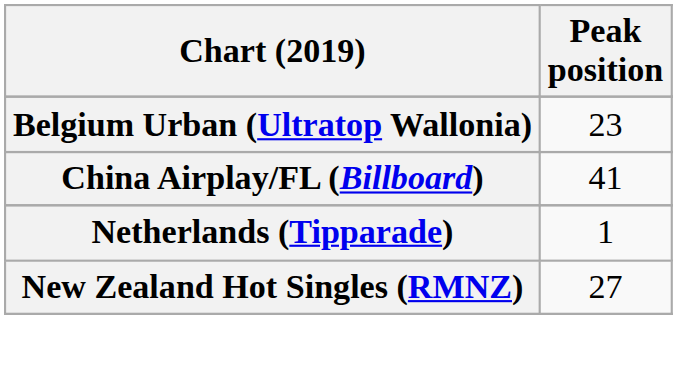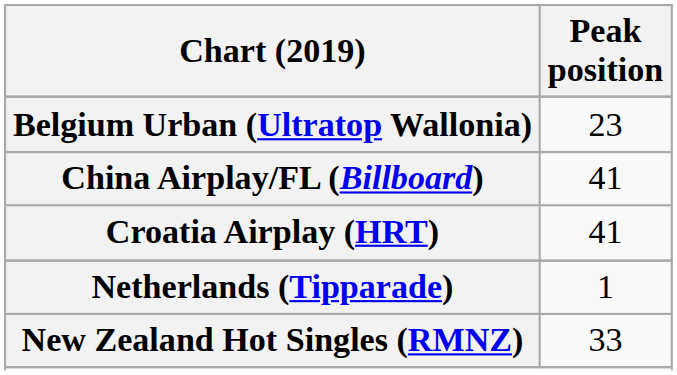+ row: (272, 232)
(606, 286) 27 -> (606, 340) 33
